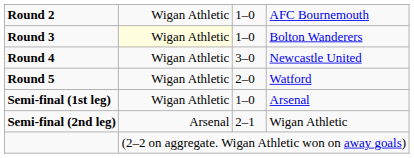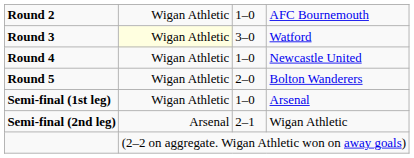(245, 36) 1–0 -> (245, 36) 3–0
(316, 36) Bolton Wanderers -> (291, 36) Watford
(245, 57) 3–0 -> (245, 57) 1–0
(291, 79) Watford -> (316, 79) Bolton Wanderers
